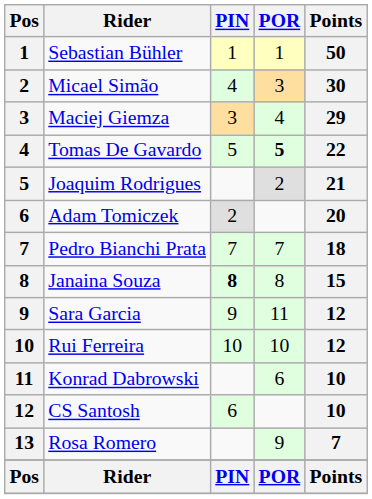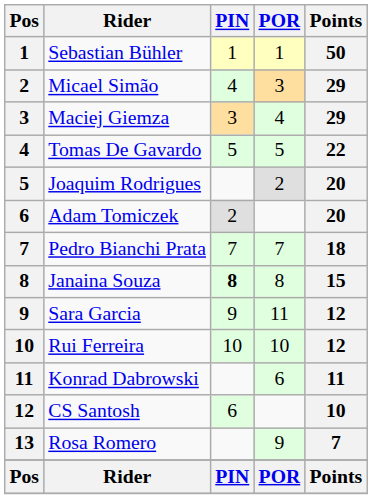(336, 85) 30 -> (336, 85) 29
(279, 150) bold -> (279, 150) normal
(336, 183) 21 -> (336, 183) 20
(336, 378) 10 -> (336, 378) 11
